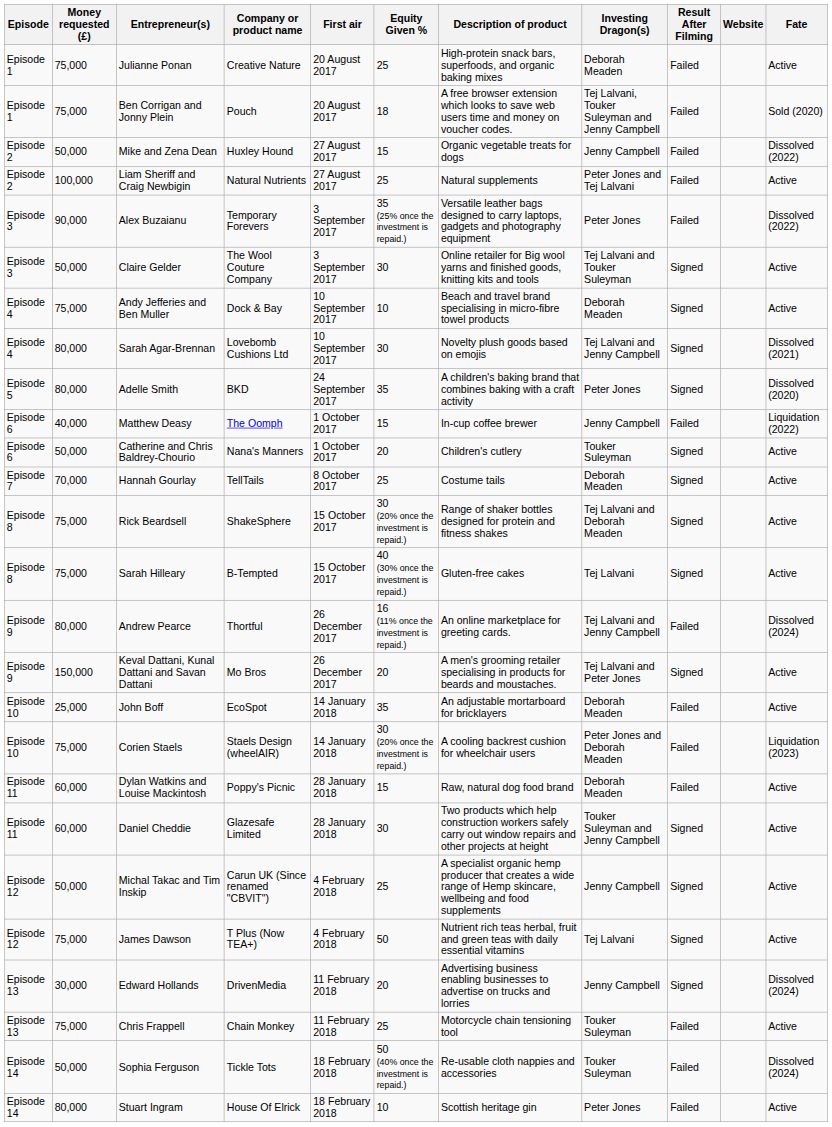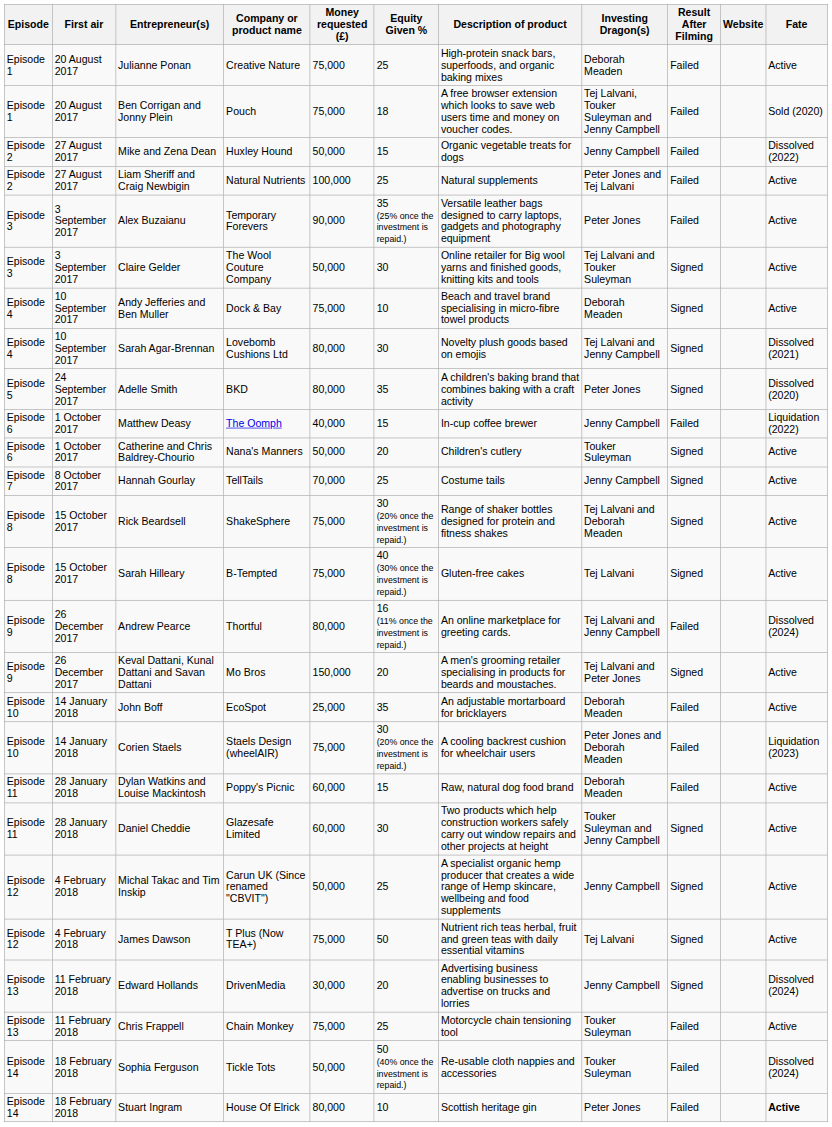columns swapped: (343, 24) <-> (84, 24)
(791, 221) Dissolved (2022) -> (783, 221) Active
(604, 481) Deborah Meaden -> (622, 481) Jenny Campbell
(783, 1107) normal -> (784, 1107) bold
